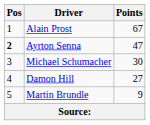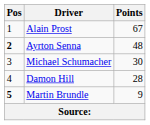(138, 46) 47 -> (138, 46) 48
(138, 79) 27 -> (138, 79) 28
(9, 95) normal -> (9, 95) bold
